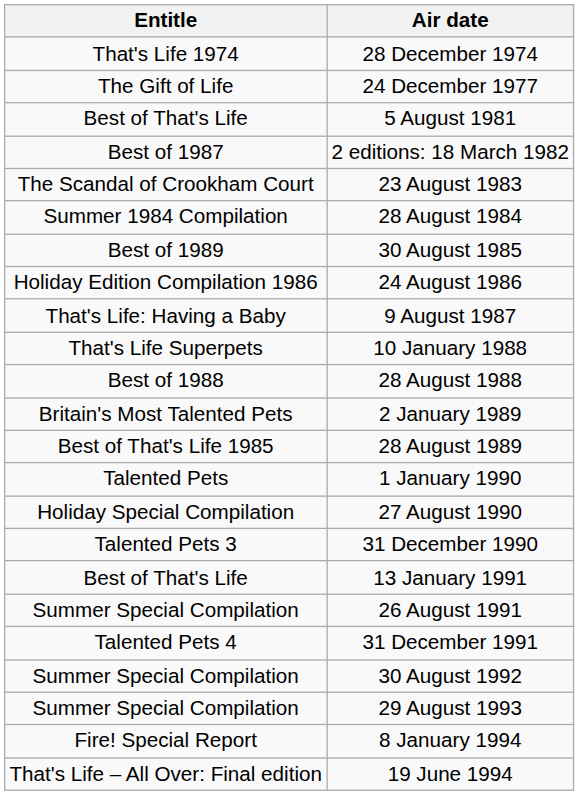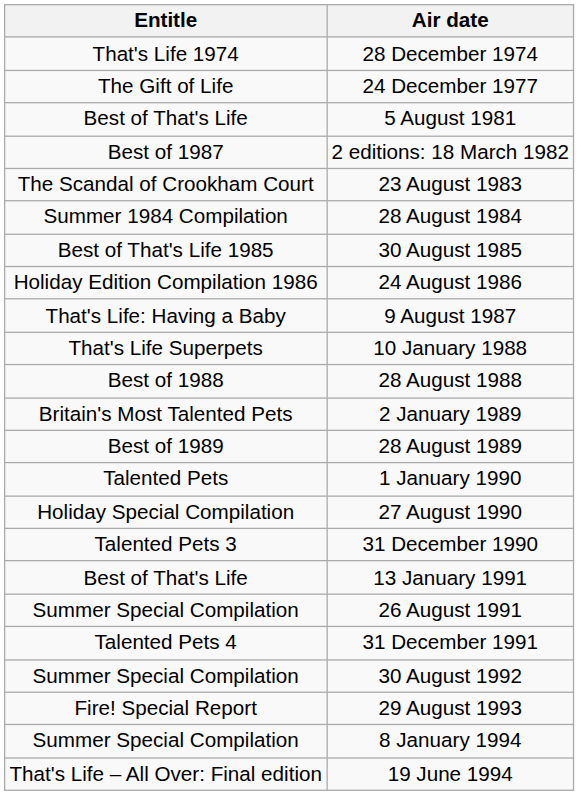(166, 250) Best of 1989 -> (166, 250) Best of That's Life 1985
(166, 446) Best of That's Life 1985 -> (166, 446) Best of 1989
(166, 708) Summer Special Compilation -> (166, 708) Fire! Special Report
(166, 741) Fire! Special Report -> (166, 741) Summer Special Compilation
